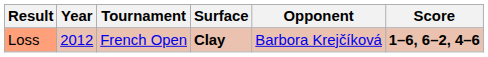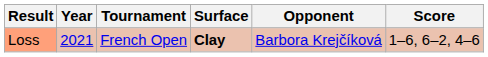(77, 39) 2012 -> (77, 39) 2021
(434, 39) bold -> (434, 39) normal
